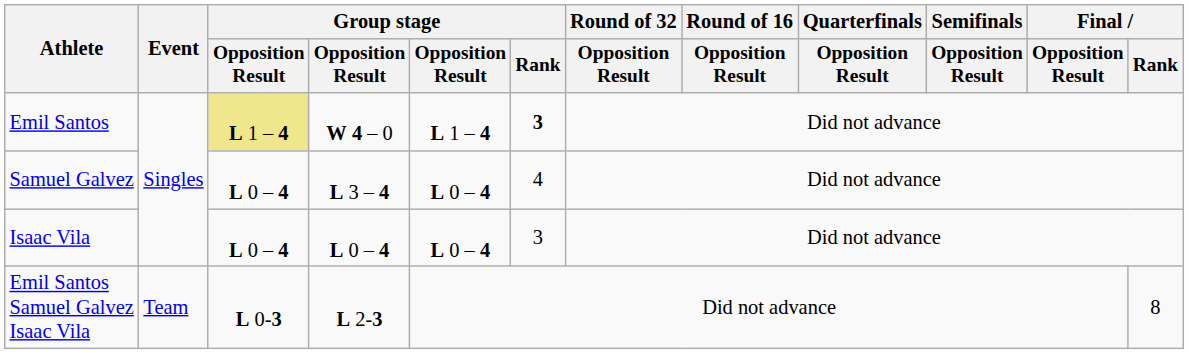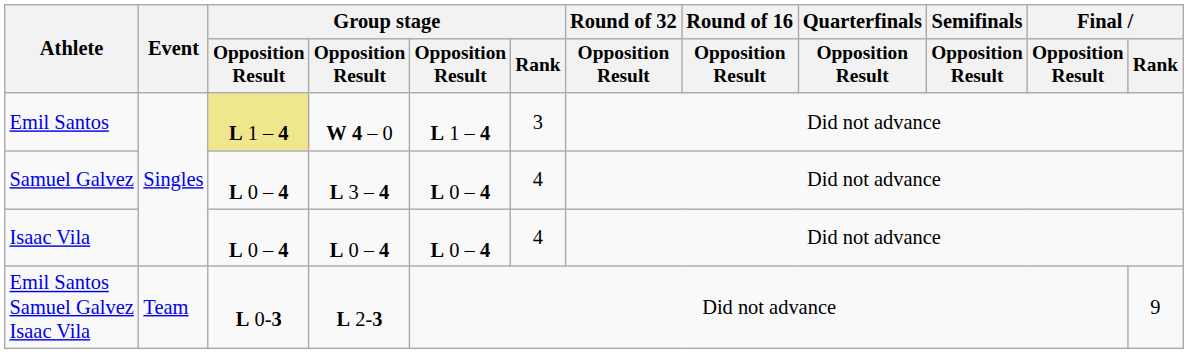(538, 122) bold -> (538, 122) normal
(538, 237) 3 -> (538, 237) 4
(1155, 307) 8 -> (1155, 307) 9
